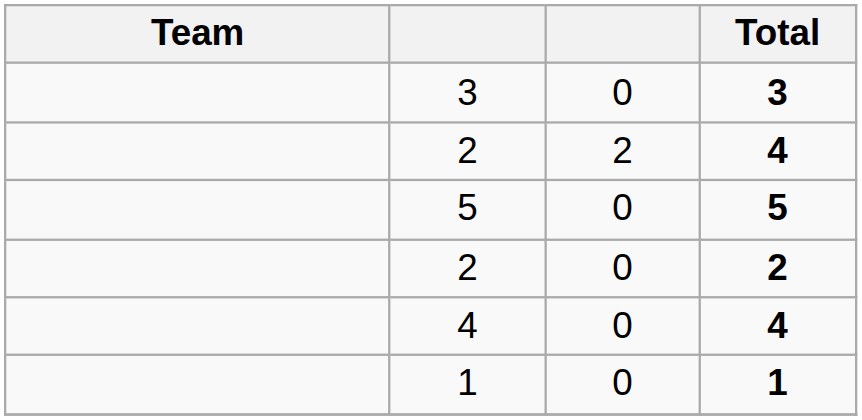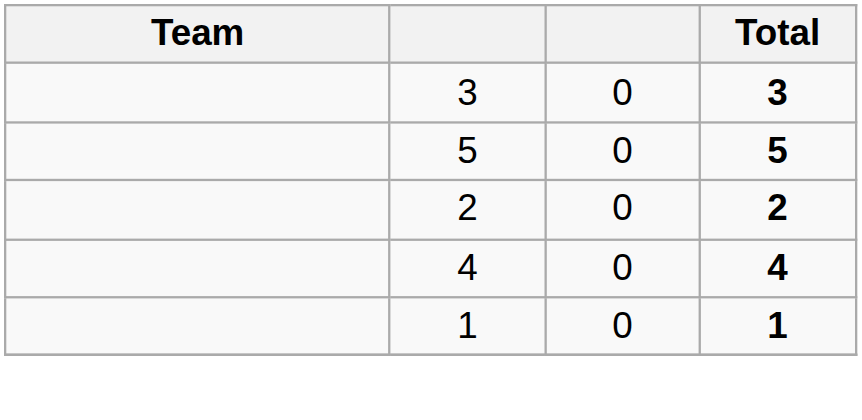- row: (468, 150)
